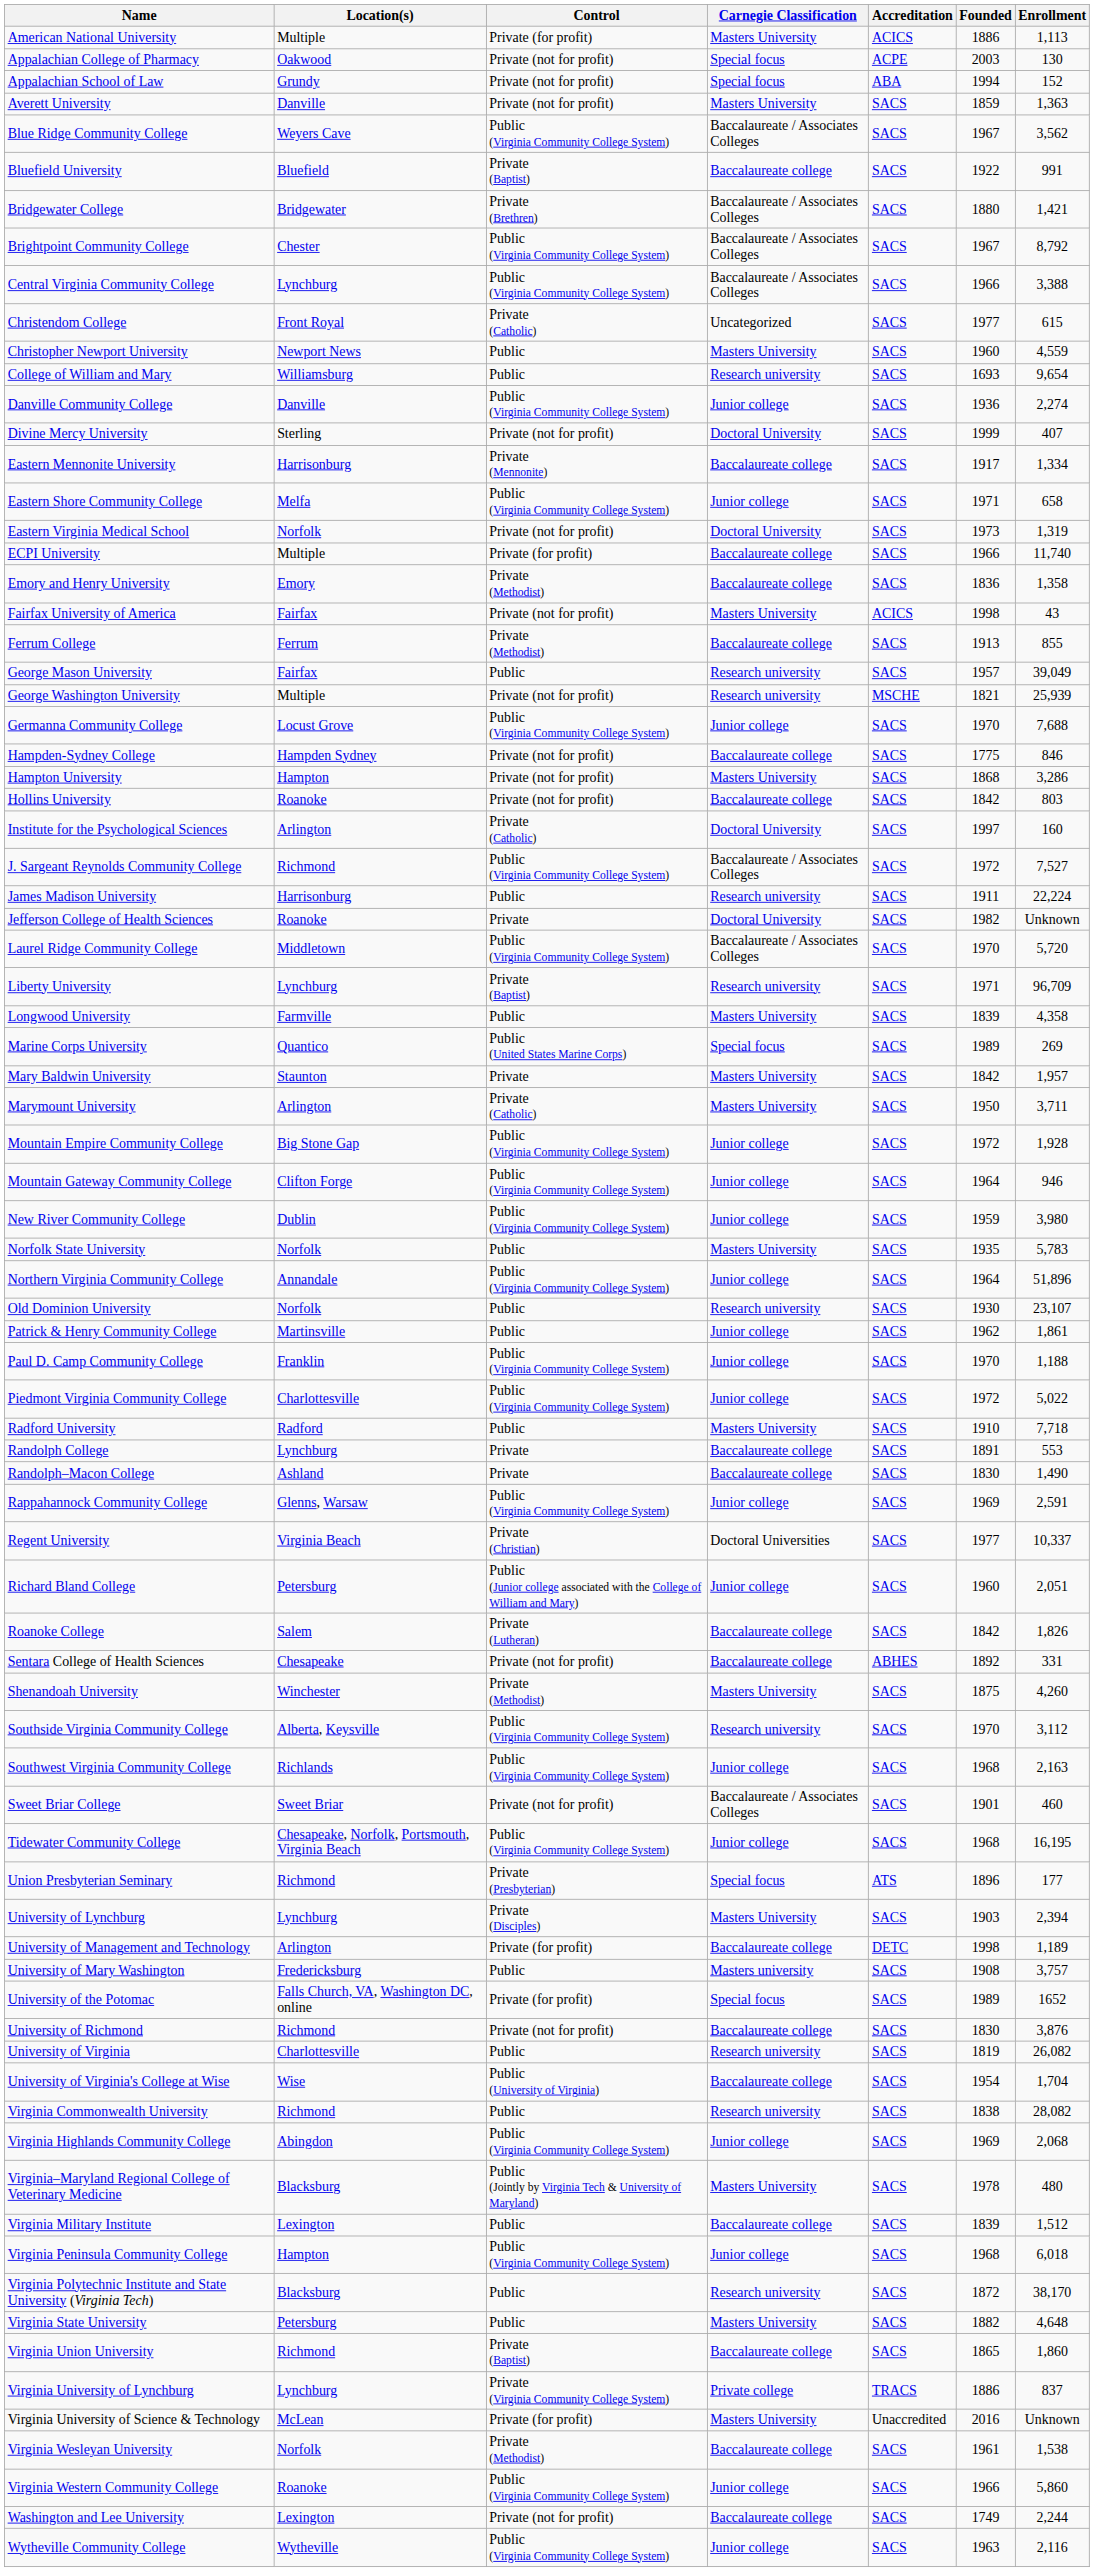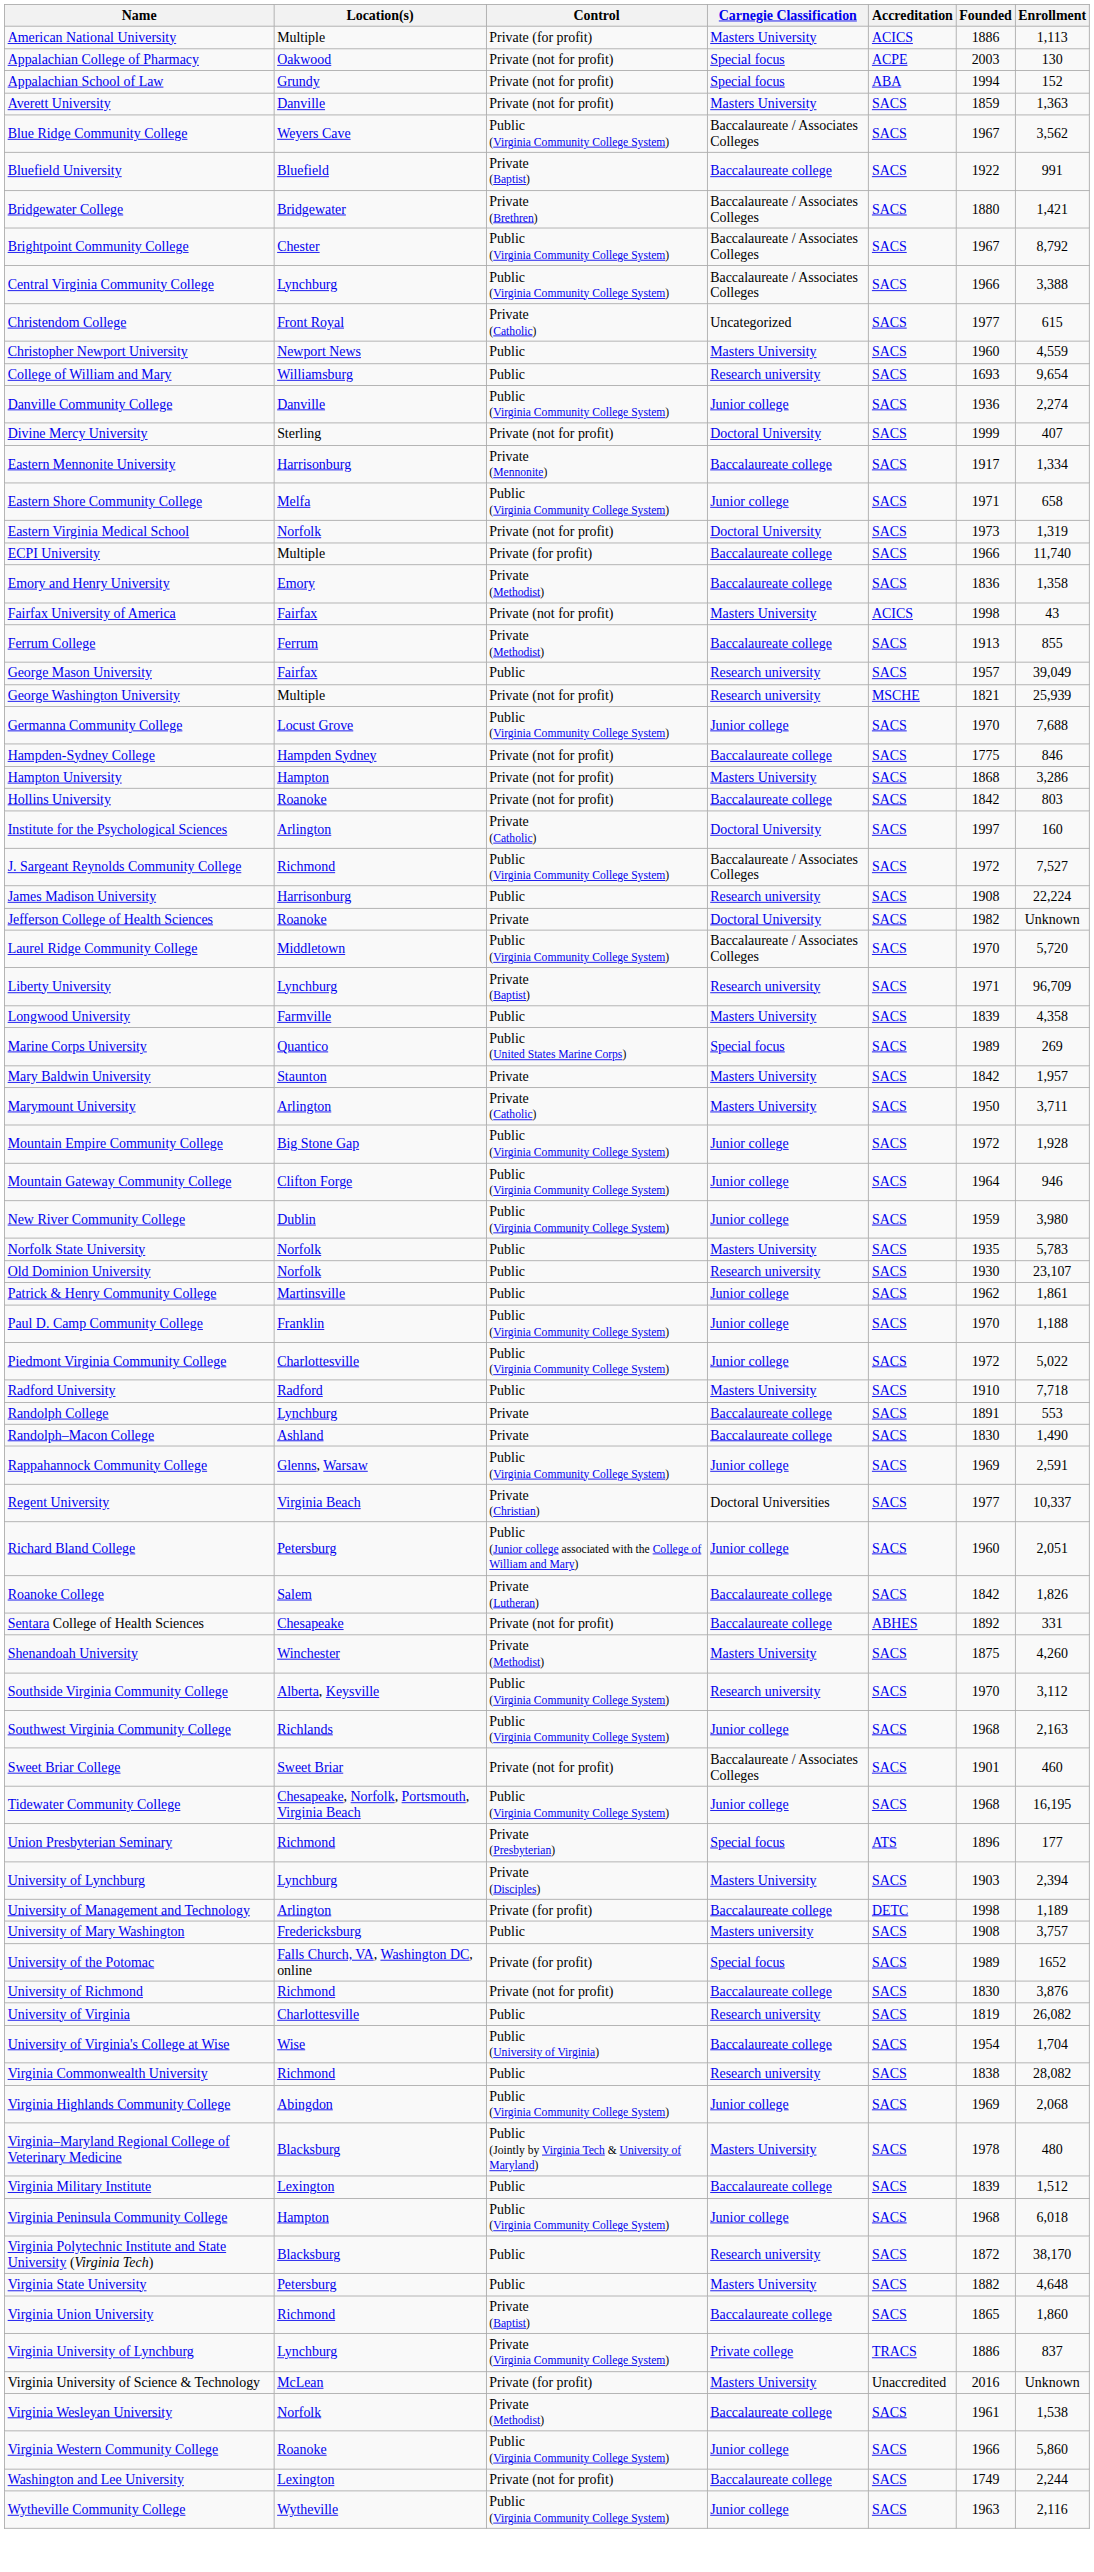(986, 897) 1911 -> (986, 897) 1908
- row: (115, 1279)
